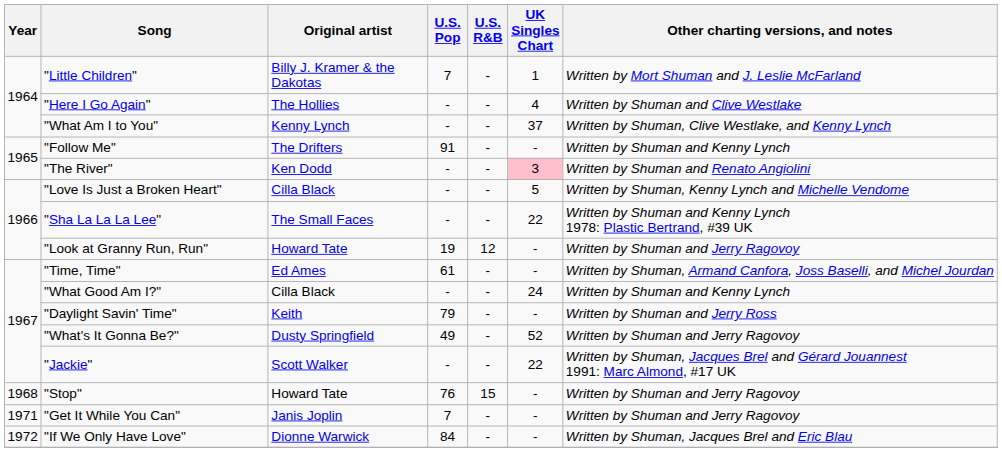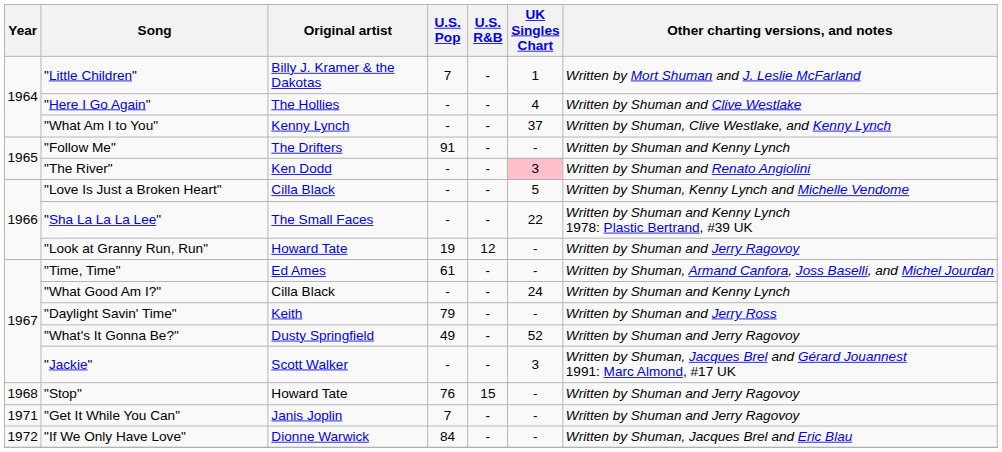(535, 364) 22 -> (535, 364) 3
